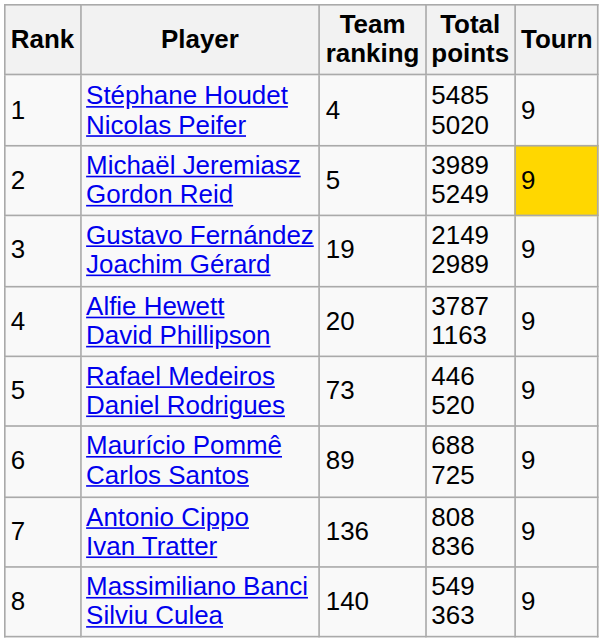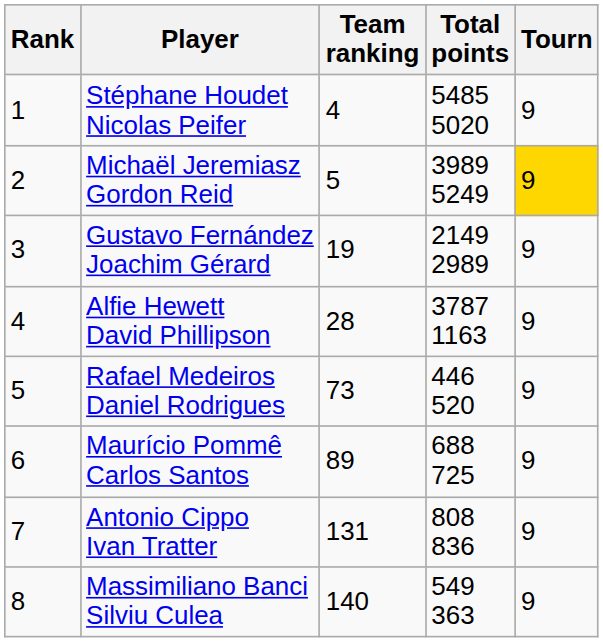(340, 320) 20 -> (340, 320) 28
(347, 531) 136 -> (347, 531) 131
